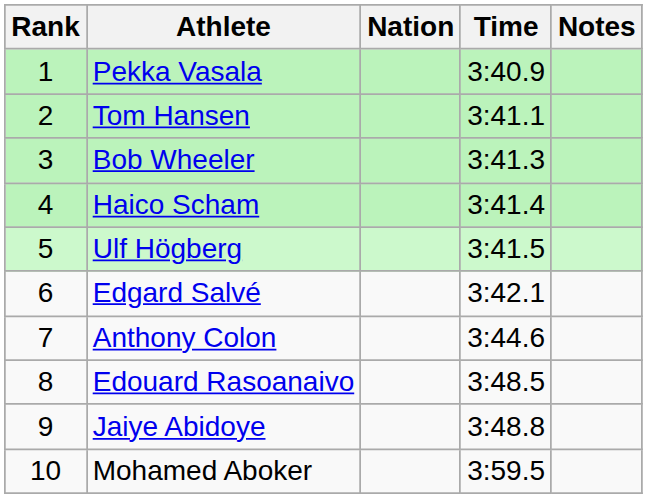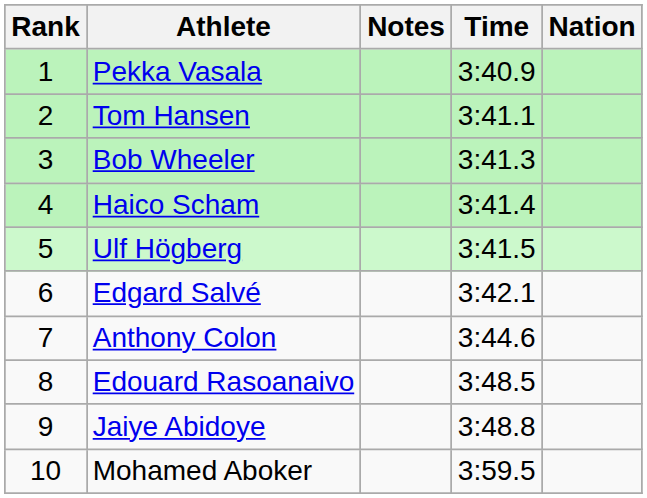columns swapped: (411, 26) <-> (597, 26)
